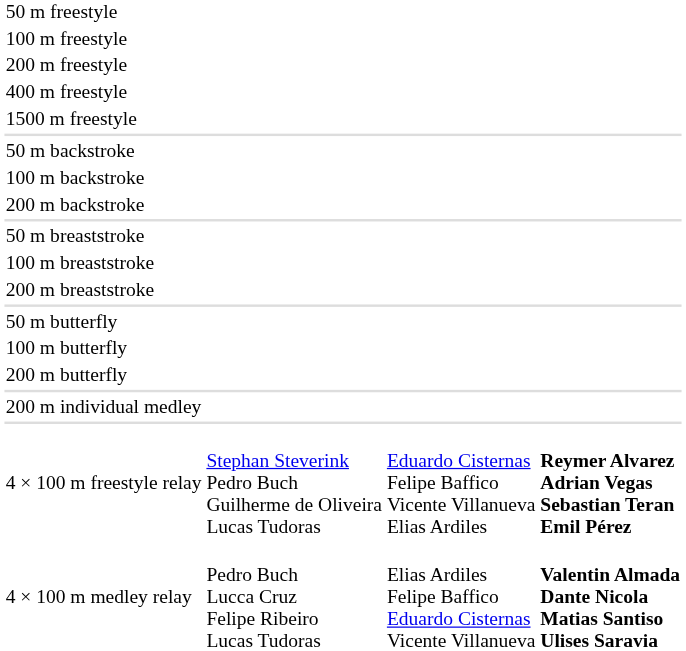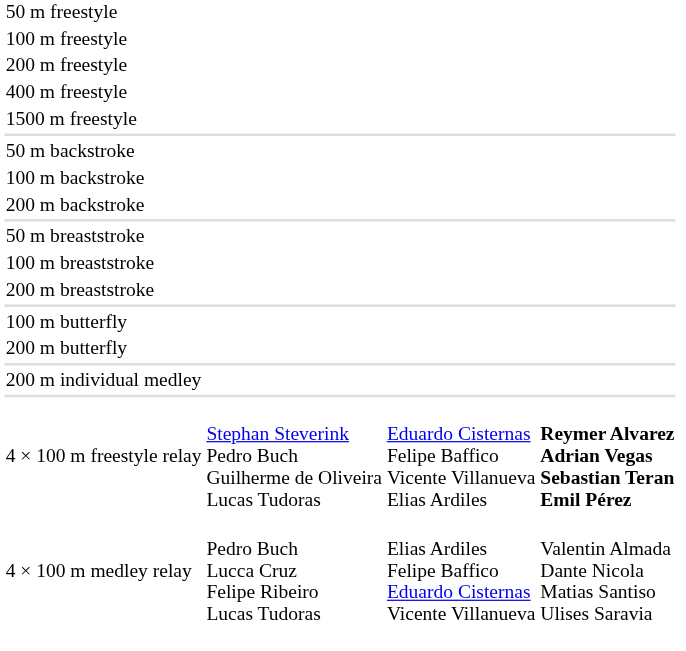- row: (62, 321)
(610, 608) bold -> (606, 581) normal
